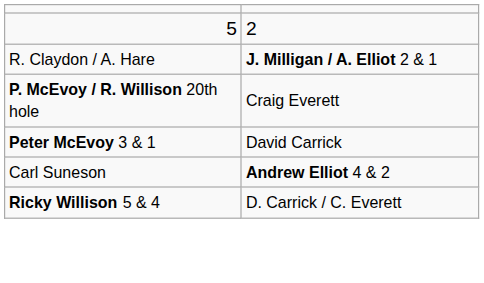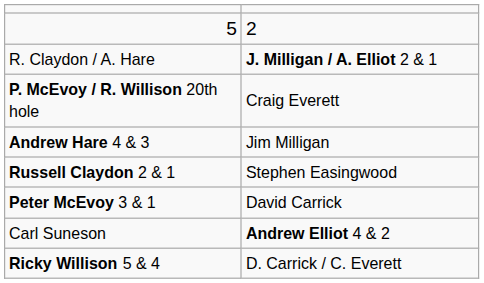+ row: (79, 142)
+ row: (92, 173)
